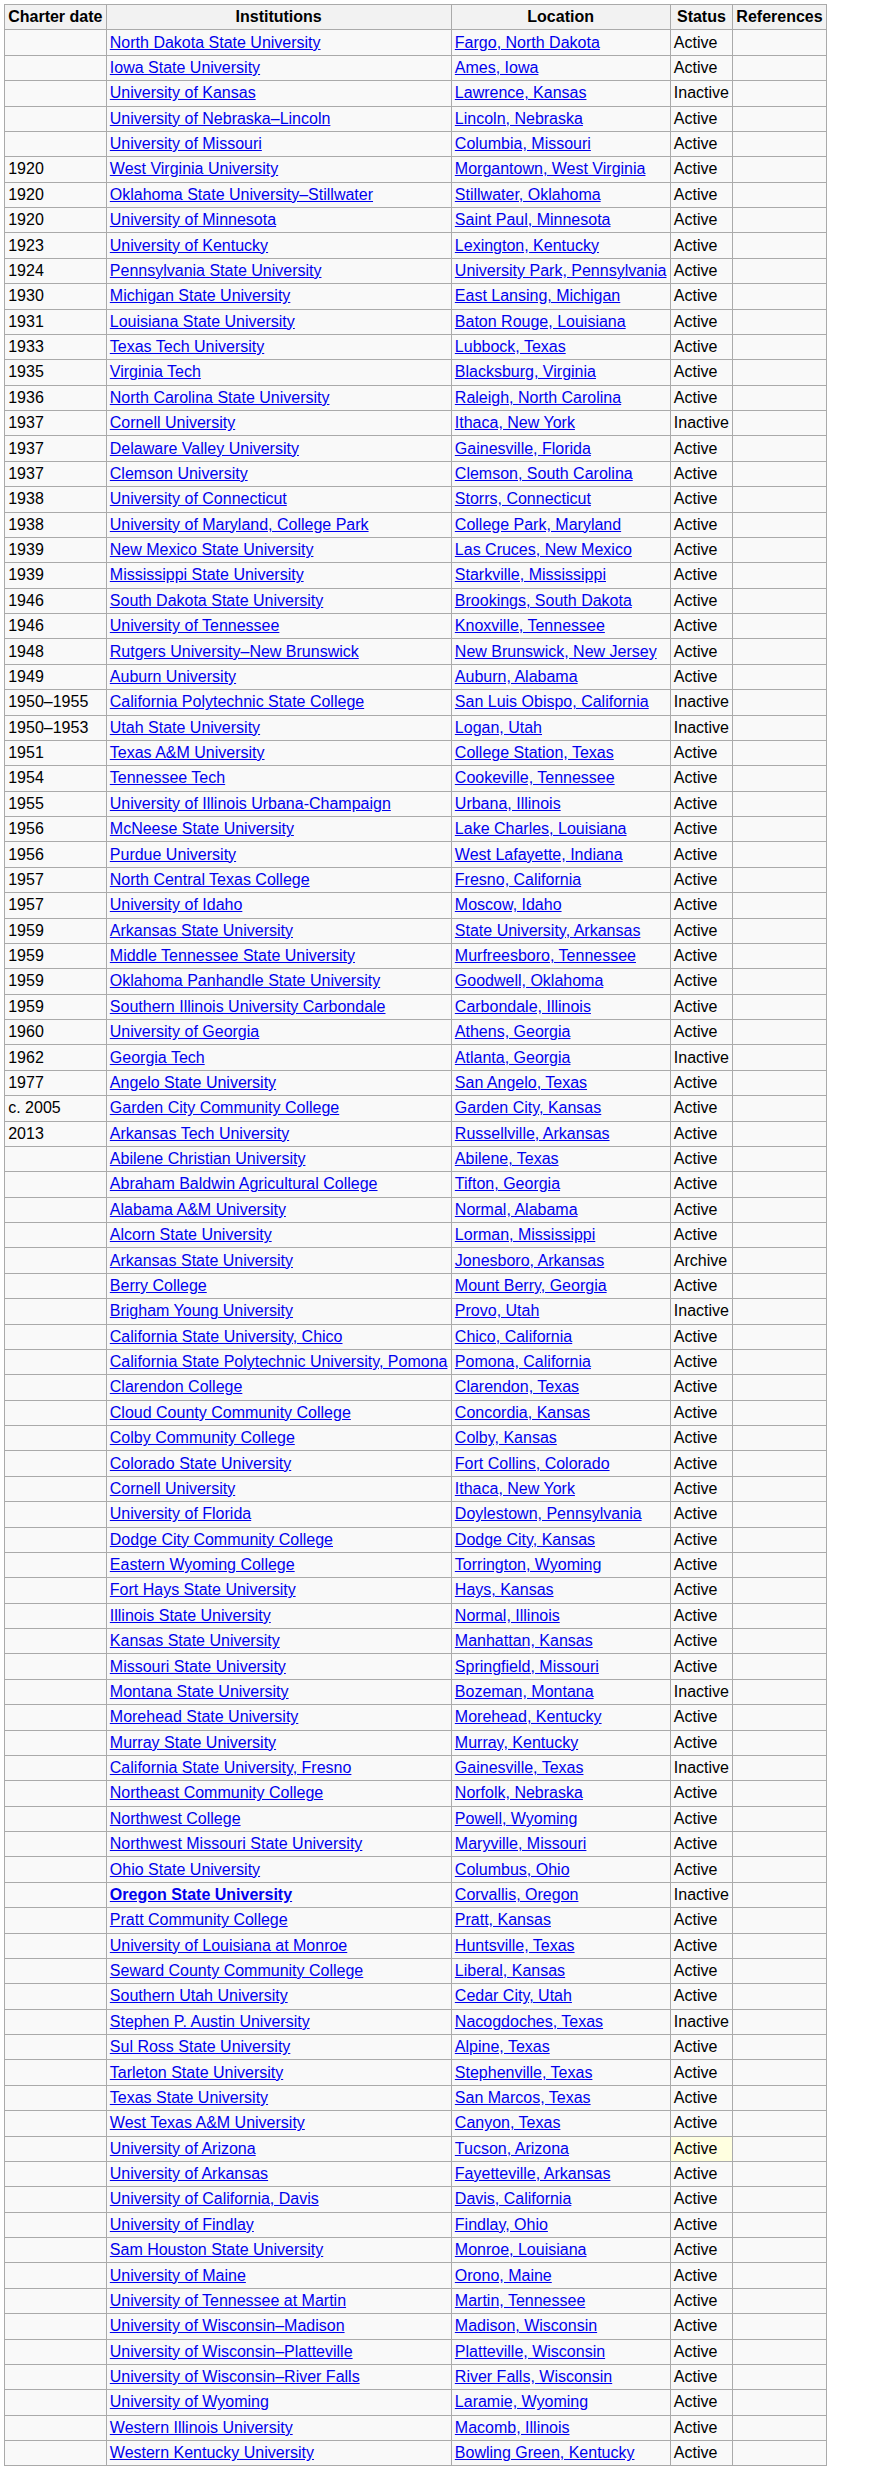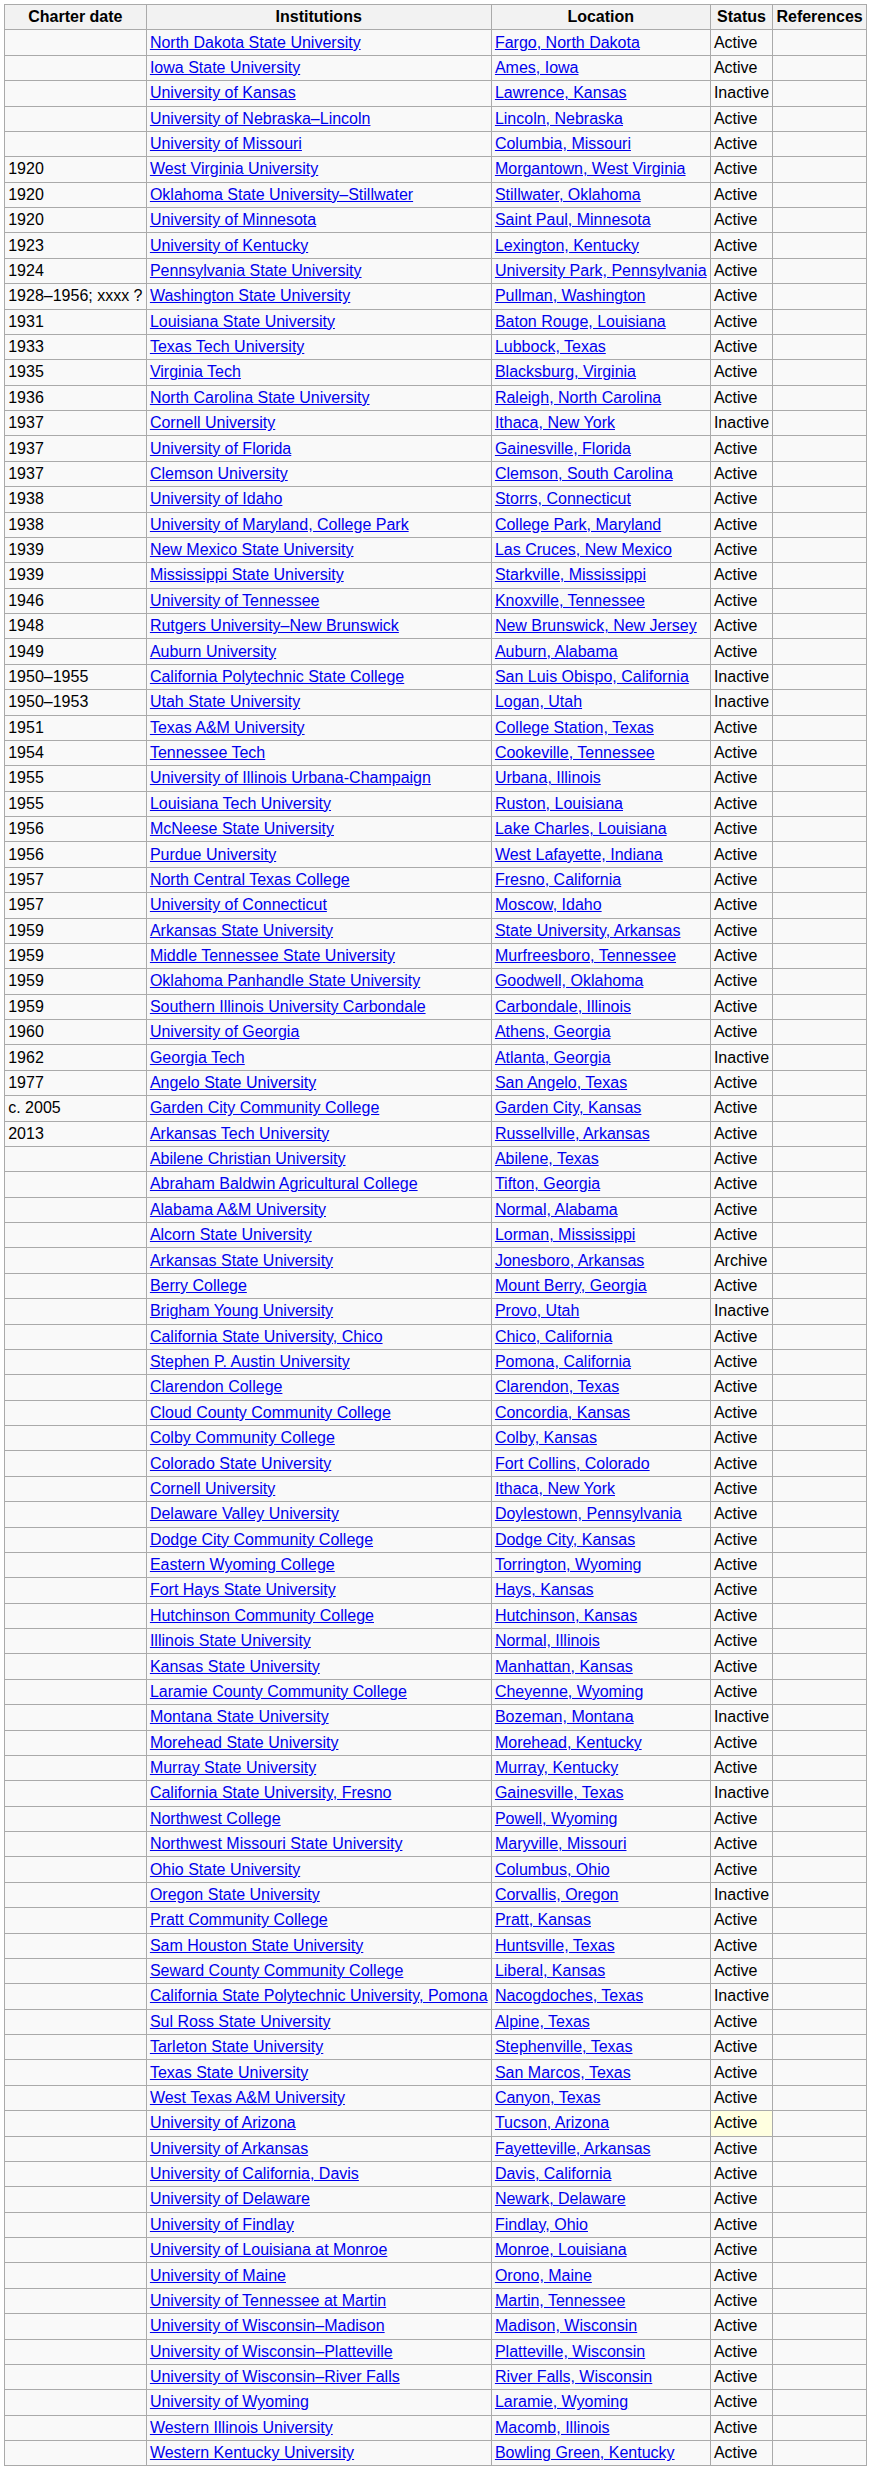+ row: (75, 296)
- row: (26, 296)
(204, 448) Delaware Valley University -> (221, 448) University of Florida
(198, 499) University of Connecticut -> (216, 499) University of Idaho
- row: (26, 600)
+ row: (26, 803)
(176, 905) University of Idaho -> (238, 905) University of Connecticut
(279, 1362) California State Polytechnic University, Pomona -> (250, 1362) Stephen P. Austin University
(180, 1514) University of Florida -> (244, 1514) Delaware Valley University
+ row: (75, 1616)
+ row: (75, 1692)
- row: (55, 1667)
- row: (55, 1793)
(201, 1894) bold -> (235, 1894) normal
(229, 1945) University of Louisiana at Monroe -> (257, 1945) Sam Houston State University
- row: (55, 1996)
(210, 2021) Stephen P. Austin University -> (319, 1996) California State Polytechnic University, Pomona
+ row: (75, 2199)
(217, 2250) Sam Houston State University -> (269, 2250) University of Louisiana at Monroe
